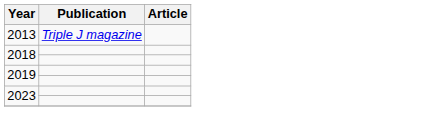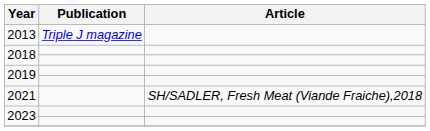+ row: (22, 95)
